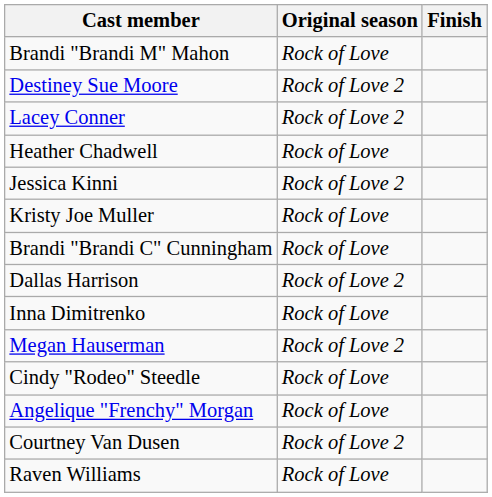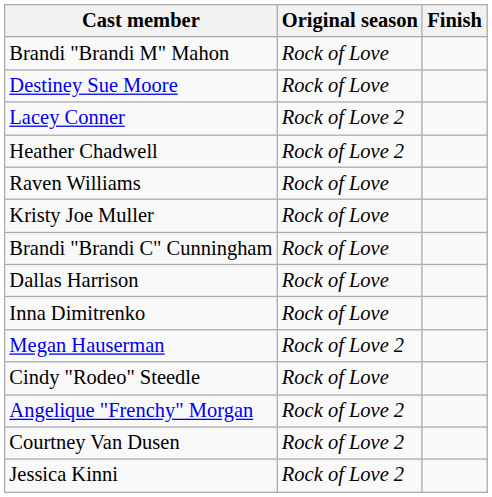(343, 85) Rock of Love 2 -> (335, 85) Rock of Love
(335, 150) Rock of Love -> (343, 150) Rock of Love 2
rows swapped: (64, 183) <-> (75, 475)
(343, 280) Rock of Love 2 -> (335, 280) Rock of Love
(335, 410) Rock of Love -> (343, 410) Rock of Love 2
